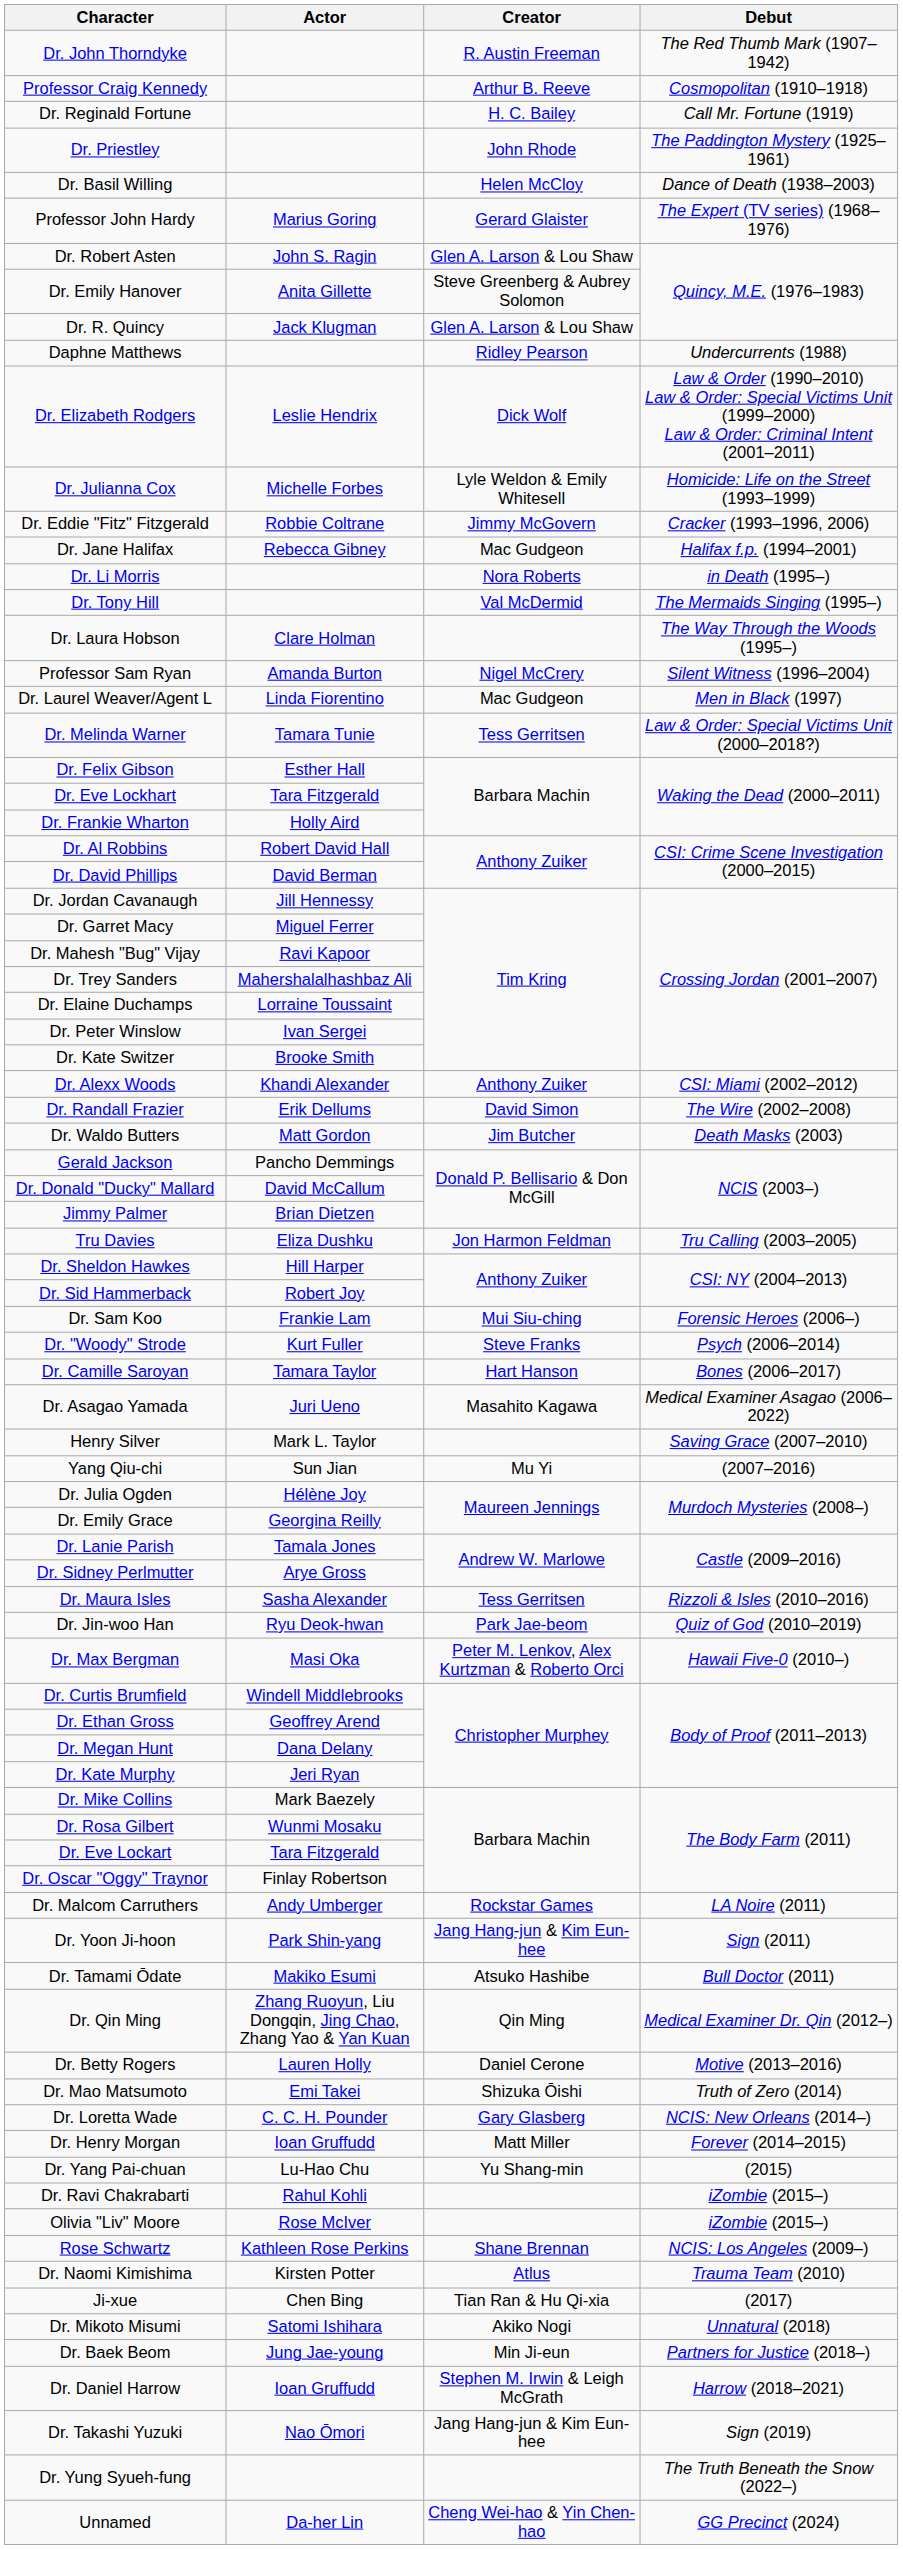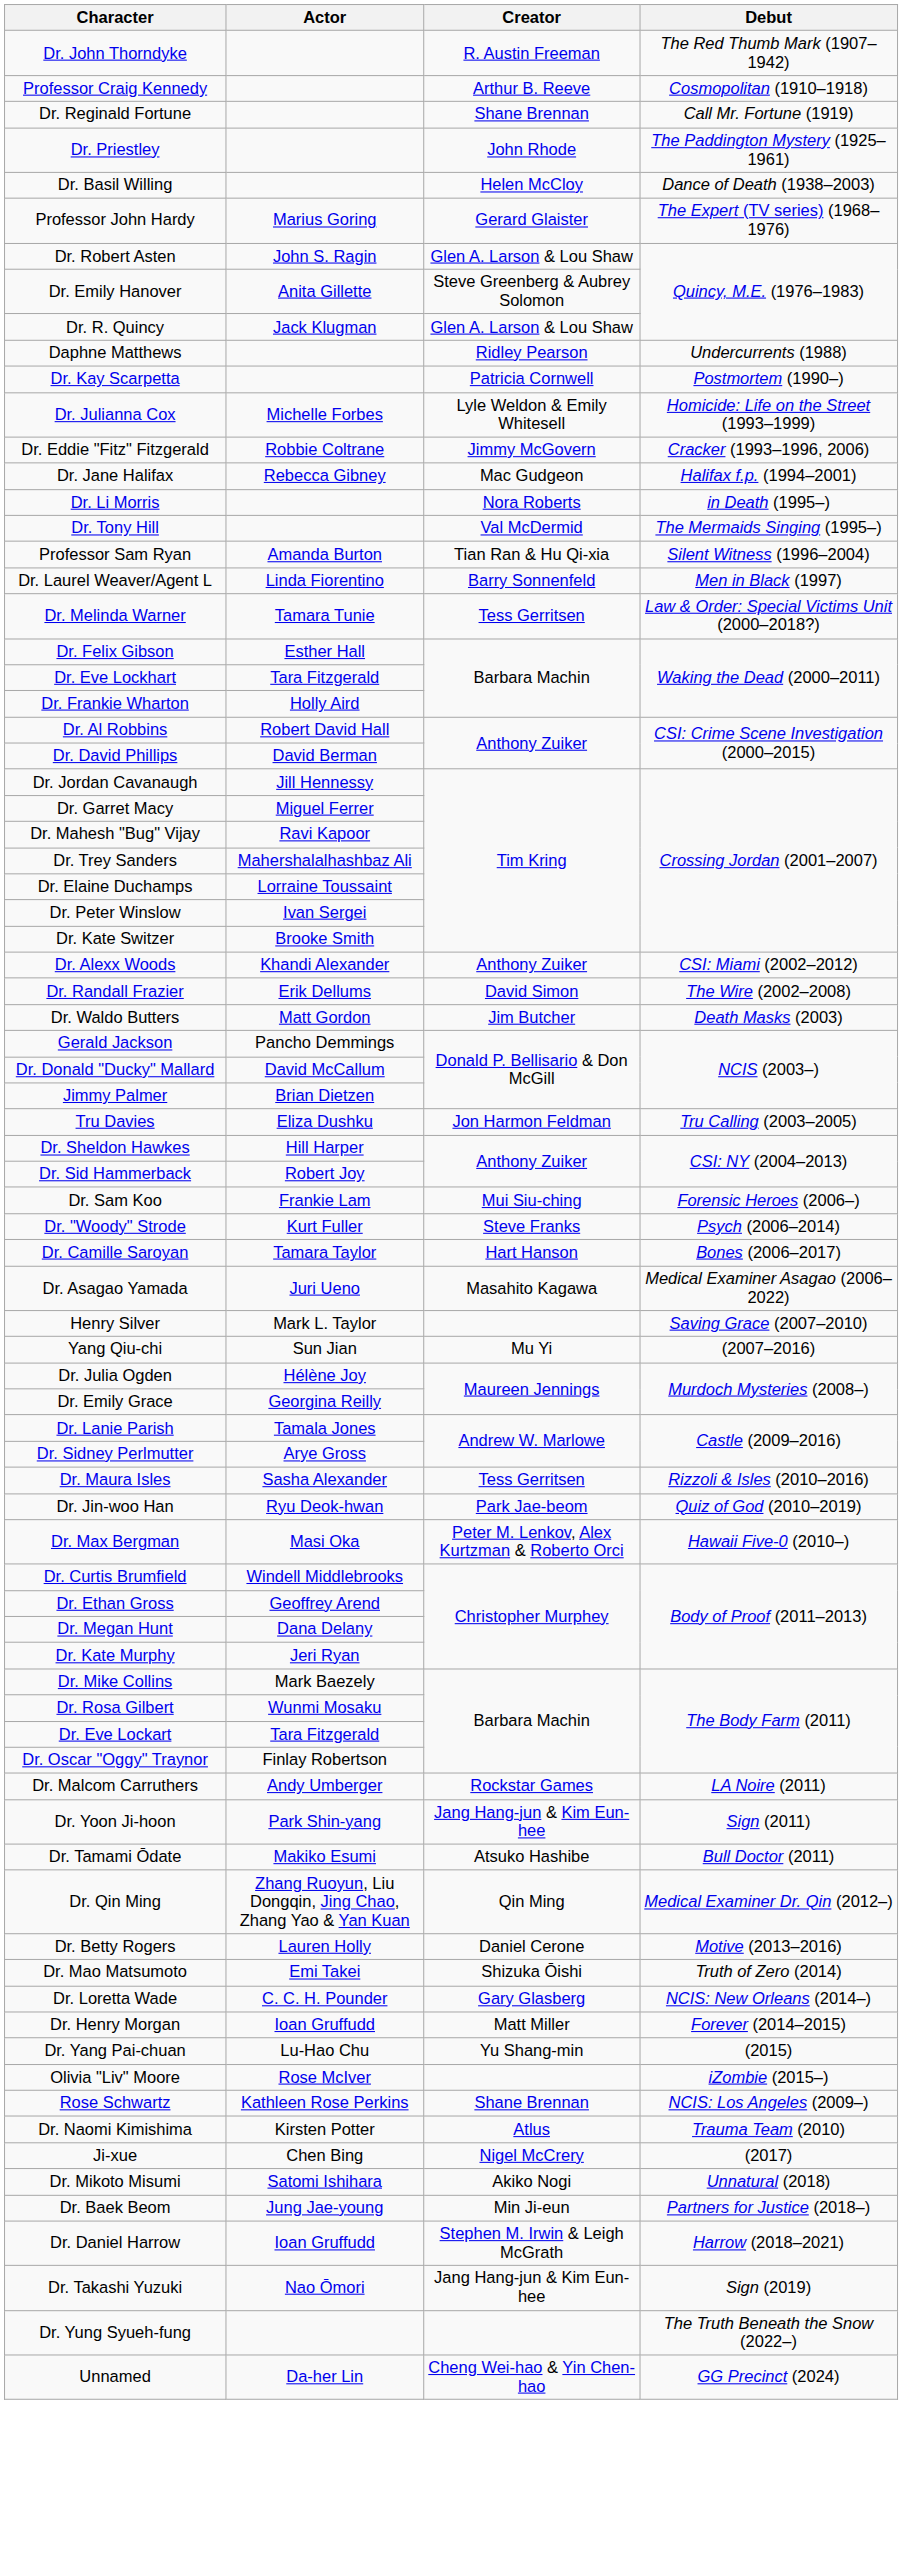(532, 114) H. C. Bailey -> (532, 114) Shane Brennan
+ row: (115, 379)
- row: (115, 416)
- row: (115, 638)
(532, 673) Nigel McCrery -> (532, 554) Tian Ran & Hu Qi-xia
(532, 699) Mac Gudgeon -> (532, 580) Barry Sonnenfeld
- row: (115, 2196)
(532, 2300) Tian Ran & Hu Qi-xia -> (532, 2155) Nigel McCrery
